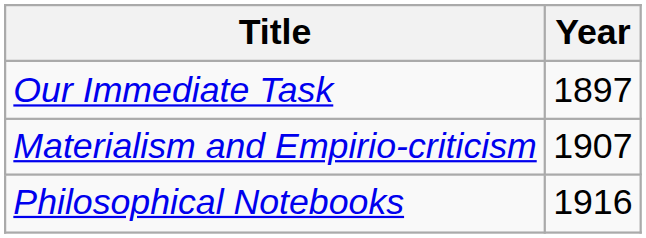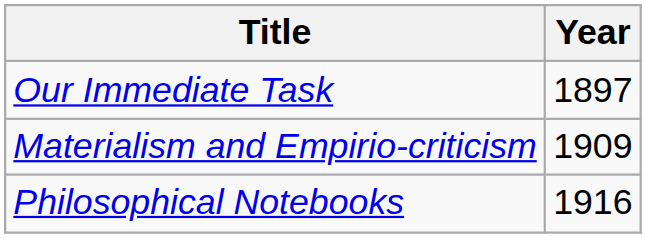(593, 145) 1907 -> (593, 145) 1909
